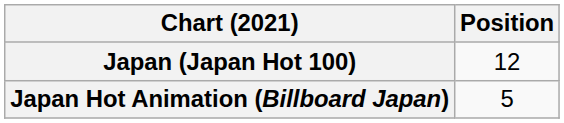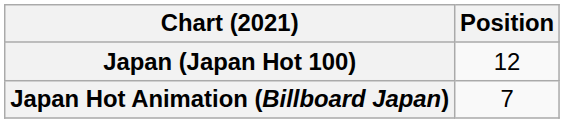(507, 99) 5 -> (507, 99) 7
